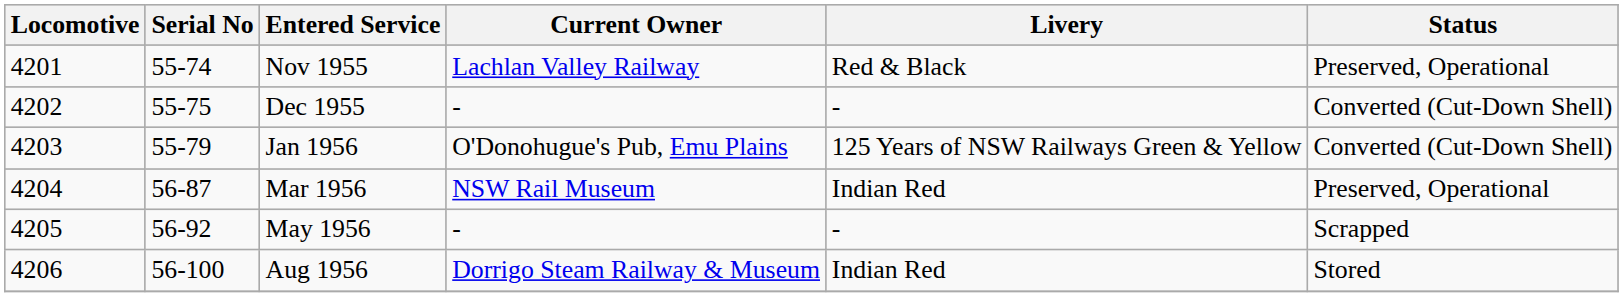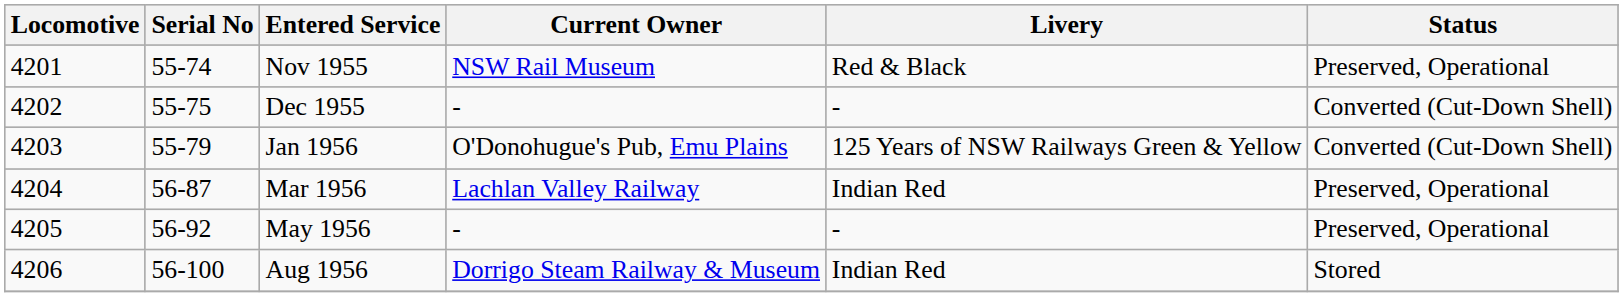(576, 65) Lachlan Valley Railway -> (554, 65) NSW Rail Museum
(554, 188) NSW Rail Museum -> (576, 188) Lachlan Valley Railway
(1361, 229) Scrapped -> (1431, 229) Preserved, Operational
